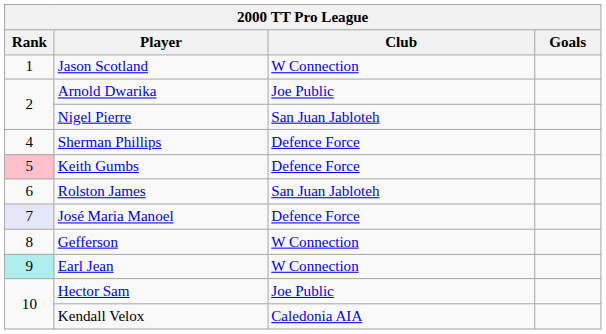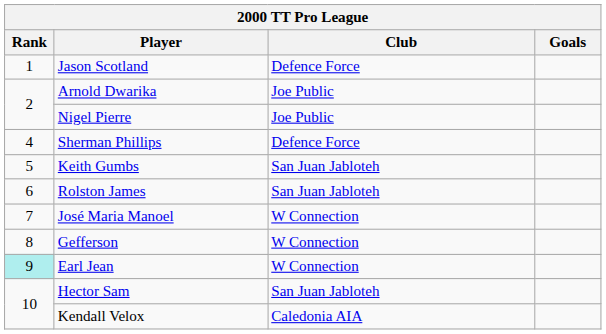(315, 67) W Connection -> (316, 67) Defence Force
(325, 117) San Juan Jabloteh -> (303, 117) Joe Public
(29, 166) pink background -> (29, 166) no background
(316, 166) Defence Force -> (325, 166) San Juan Jabloteh
(29, 216) lavender background -> (29, 216) no background
(316, 216) Defence Force -> (315, 216) W Connection
(303, 291) Joe Public -> (325, 291) San Juan Jabloteh
